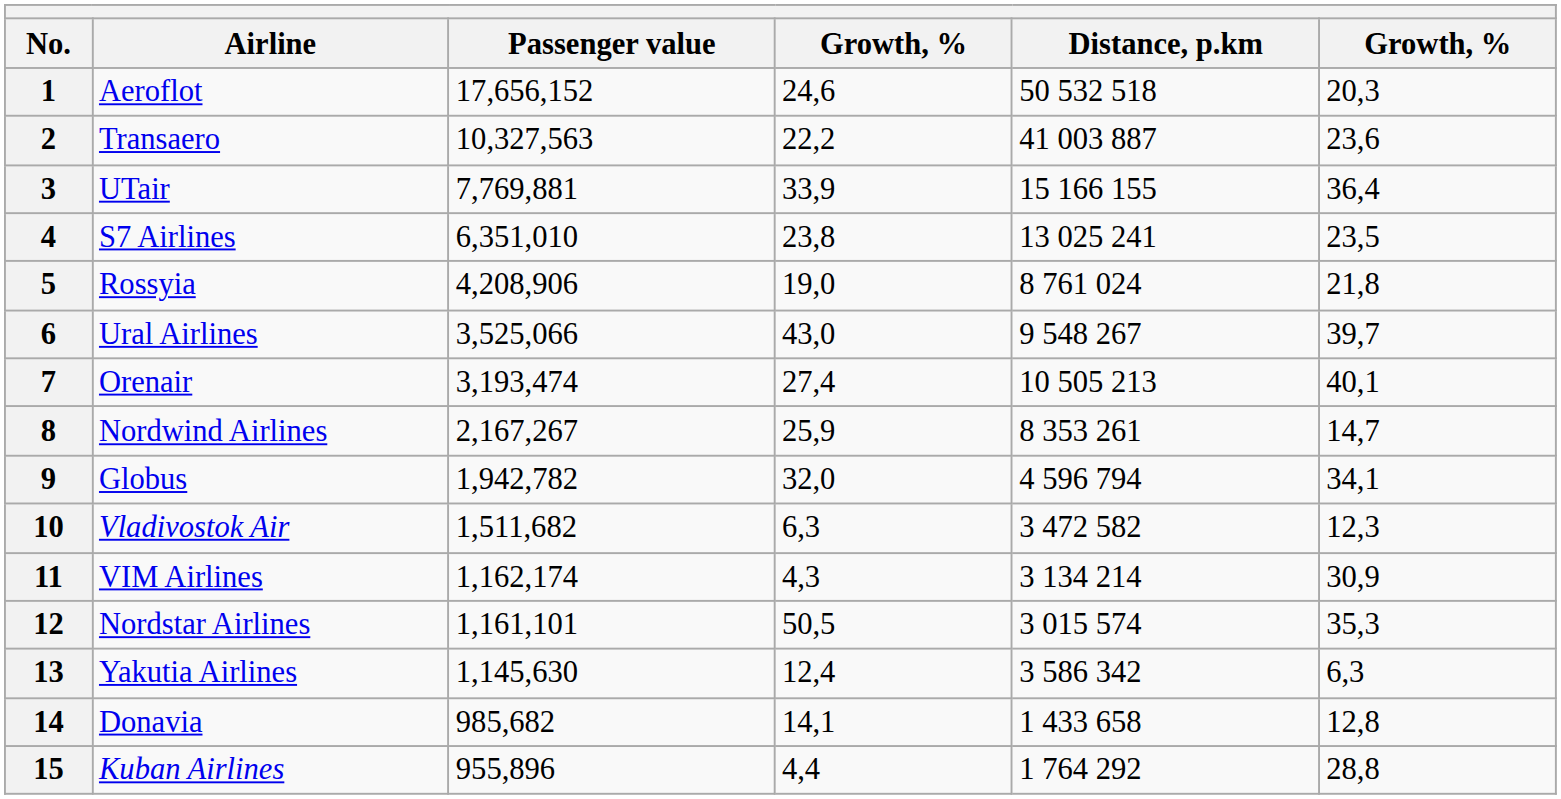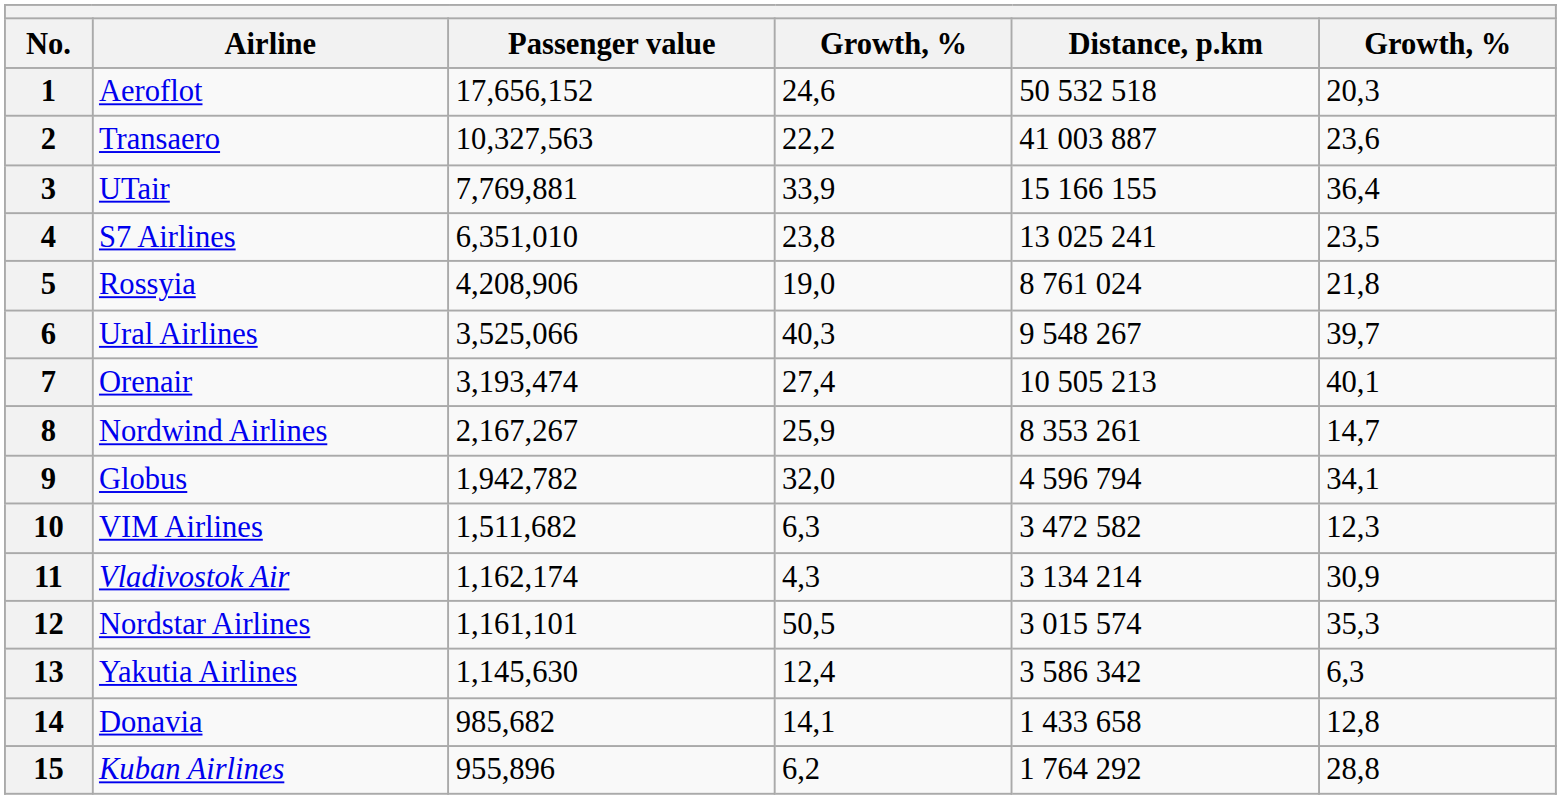(809, 333) 43,0 -> (809, 333) 40,3
(194, 527) Vladivostok Air -> (181, 527) VIM Airlines
(181, 575) VIM Airlines -> (194, 575) Vladivostok Air
(801, 769) 4,4 -> (801, 769) 6,2
